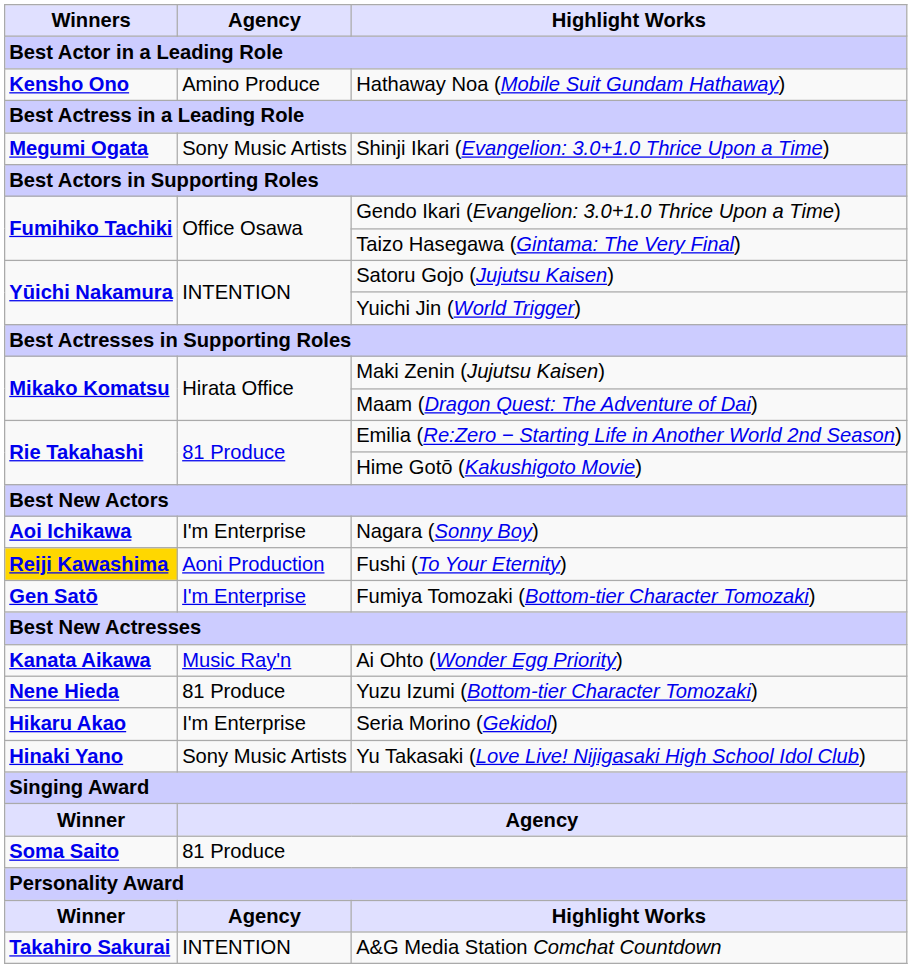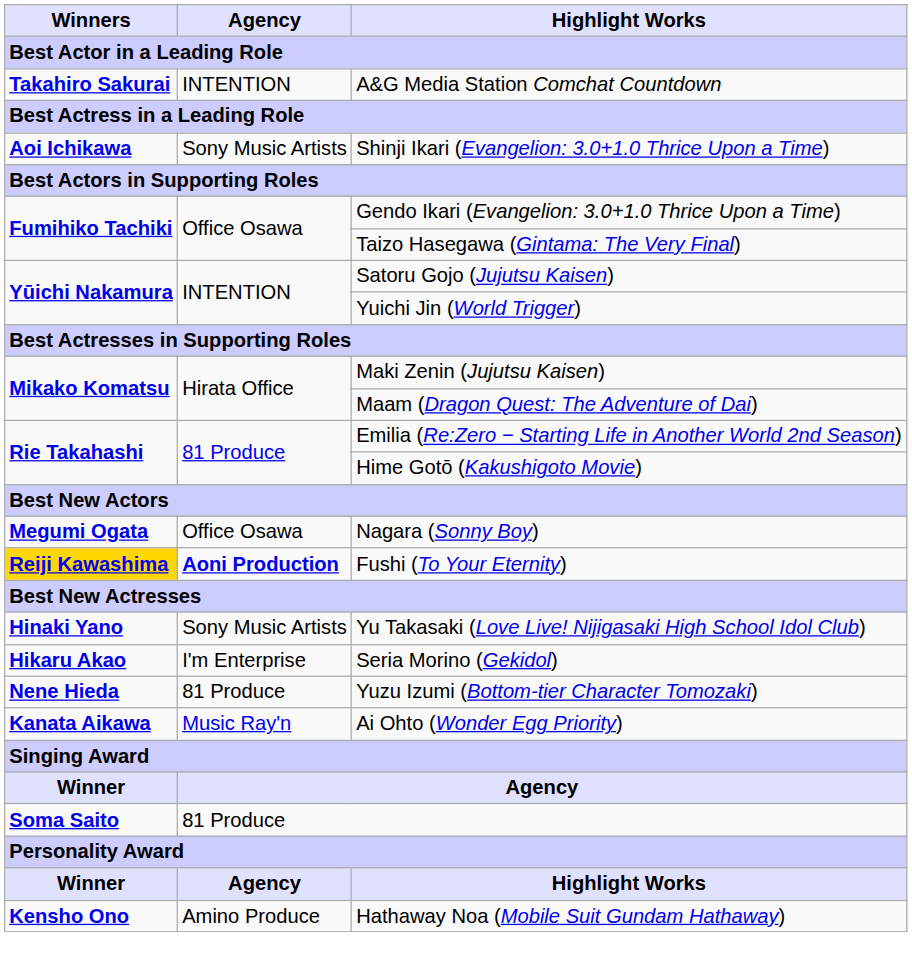rows swapped: (571, 84) <-> (539, 947)
(79, 148) Megumi Ogata -> (70, 148) Aoi Ichikawa
(70, 532) Aoi Ichikawa -> (79, 532) Megumi Ogata
(244, 532) I'm Enterprise -> (242, 532) Office Osawa
(253, 564) normal -> (261, 564) bold
- row: (586, 595)
rows swapped: (489, 659) <-> (611, 755)
rows swapped: (457, 723) <-> (557, 691)
